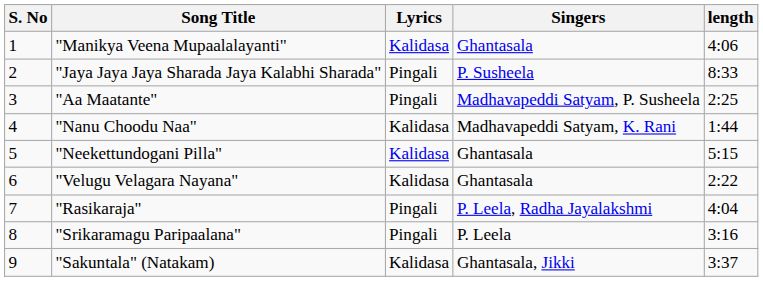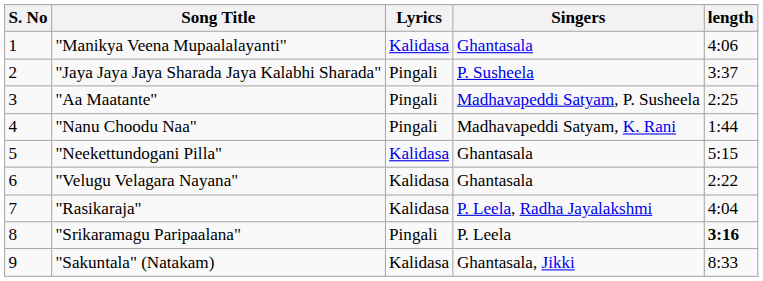(723, 72) 8:33 -> (723, 72) 3:37
(419, 126) Kalidasa -> (413, 126) Pingali
(413, 208) Pingali -> (419, 208) Kalidasa
(723, 235) normal -> (723, 235) bold
(723, 262) 3:37 -> (723, 262) 8:33
